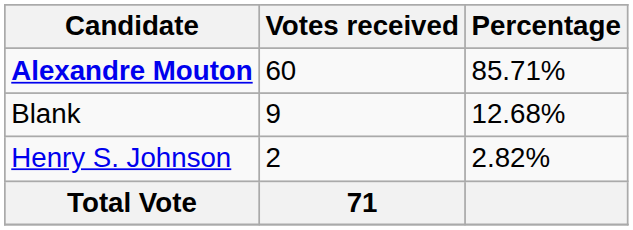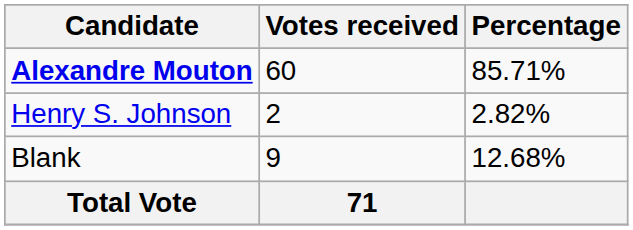rows swapped: (121, 158) <-> (46, 114)
